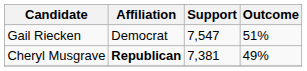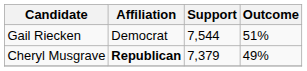(203, 35) 7,547 -> (203, 35) 7,544
(203, 55) 7,381 -> (203, 55) 7,379
